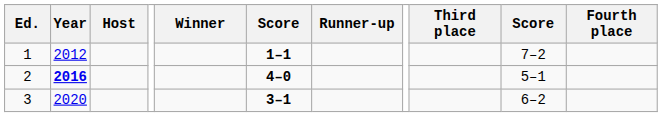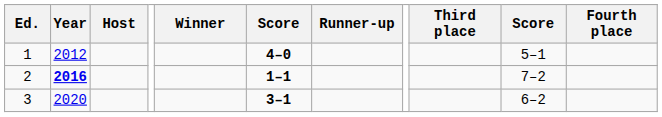(279, 55) 1–1 -> (279, 55) 4–0
(533, 55) 7–2 -> (533, 55) 5–1
(279, 77) 4–0 -> (279, 77) 1–1
(533, 77) 5–1 -> (533, 77) 7–2
